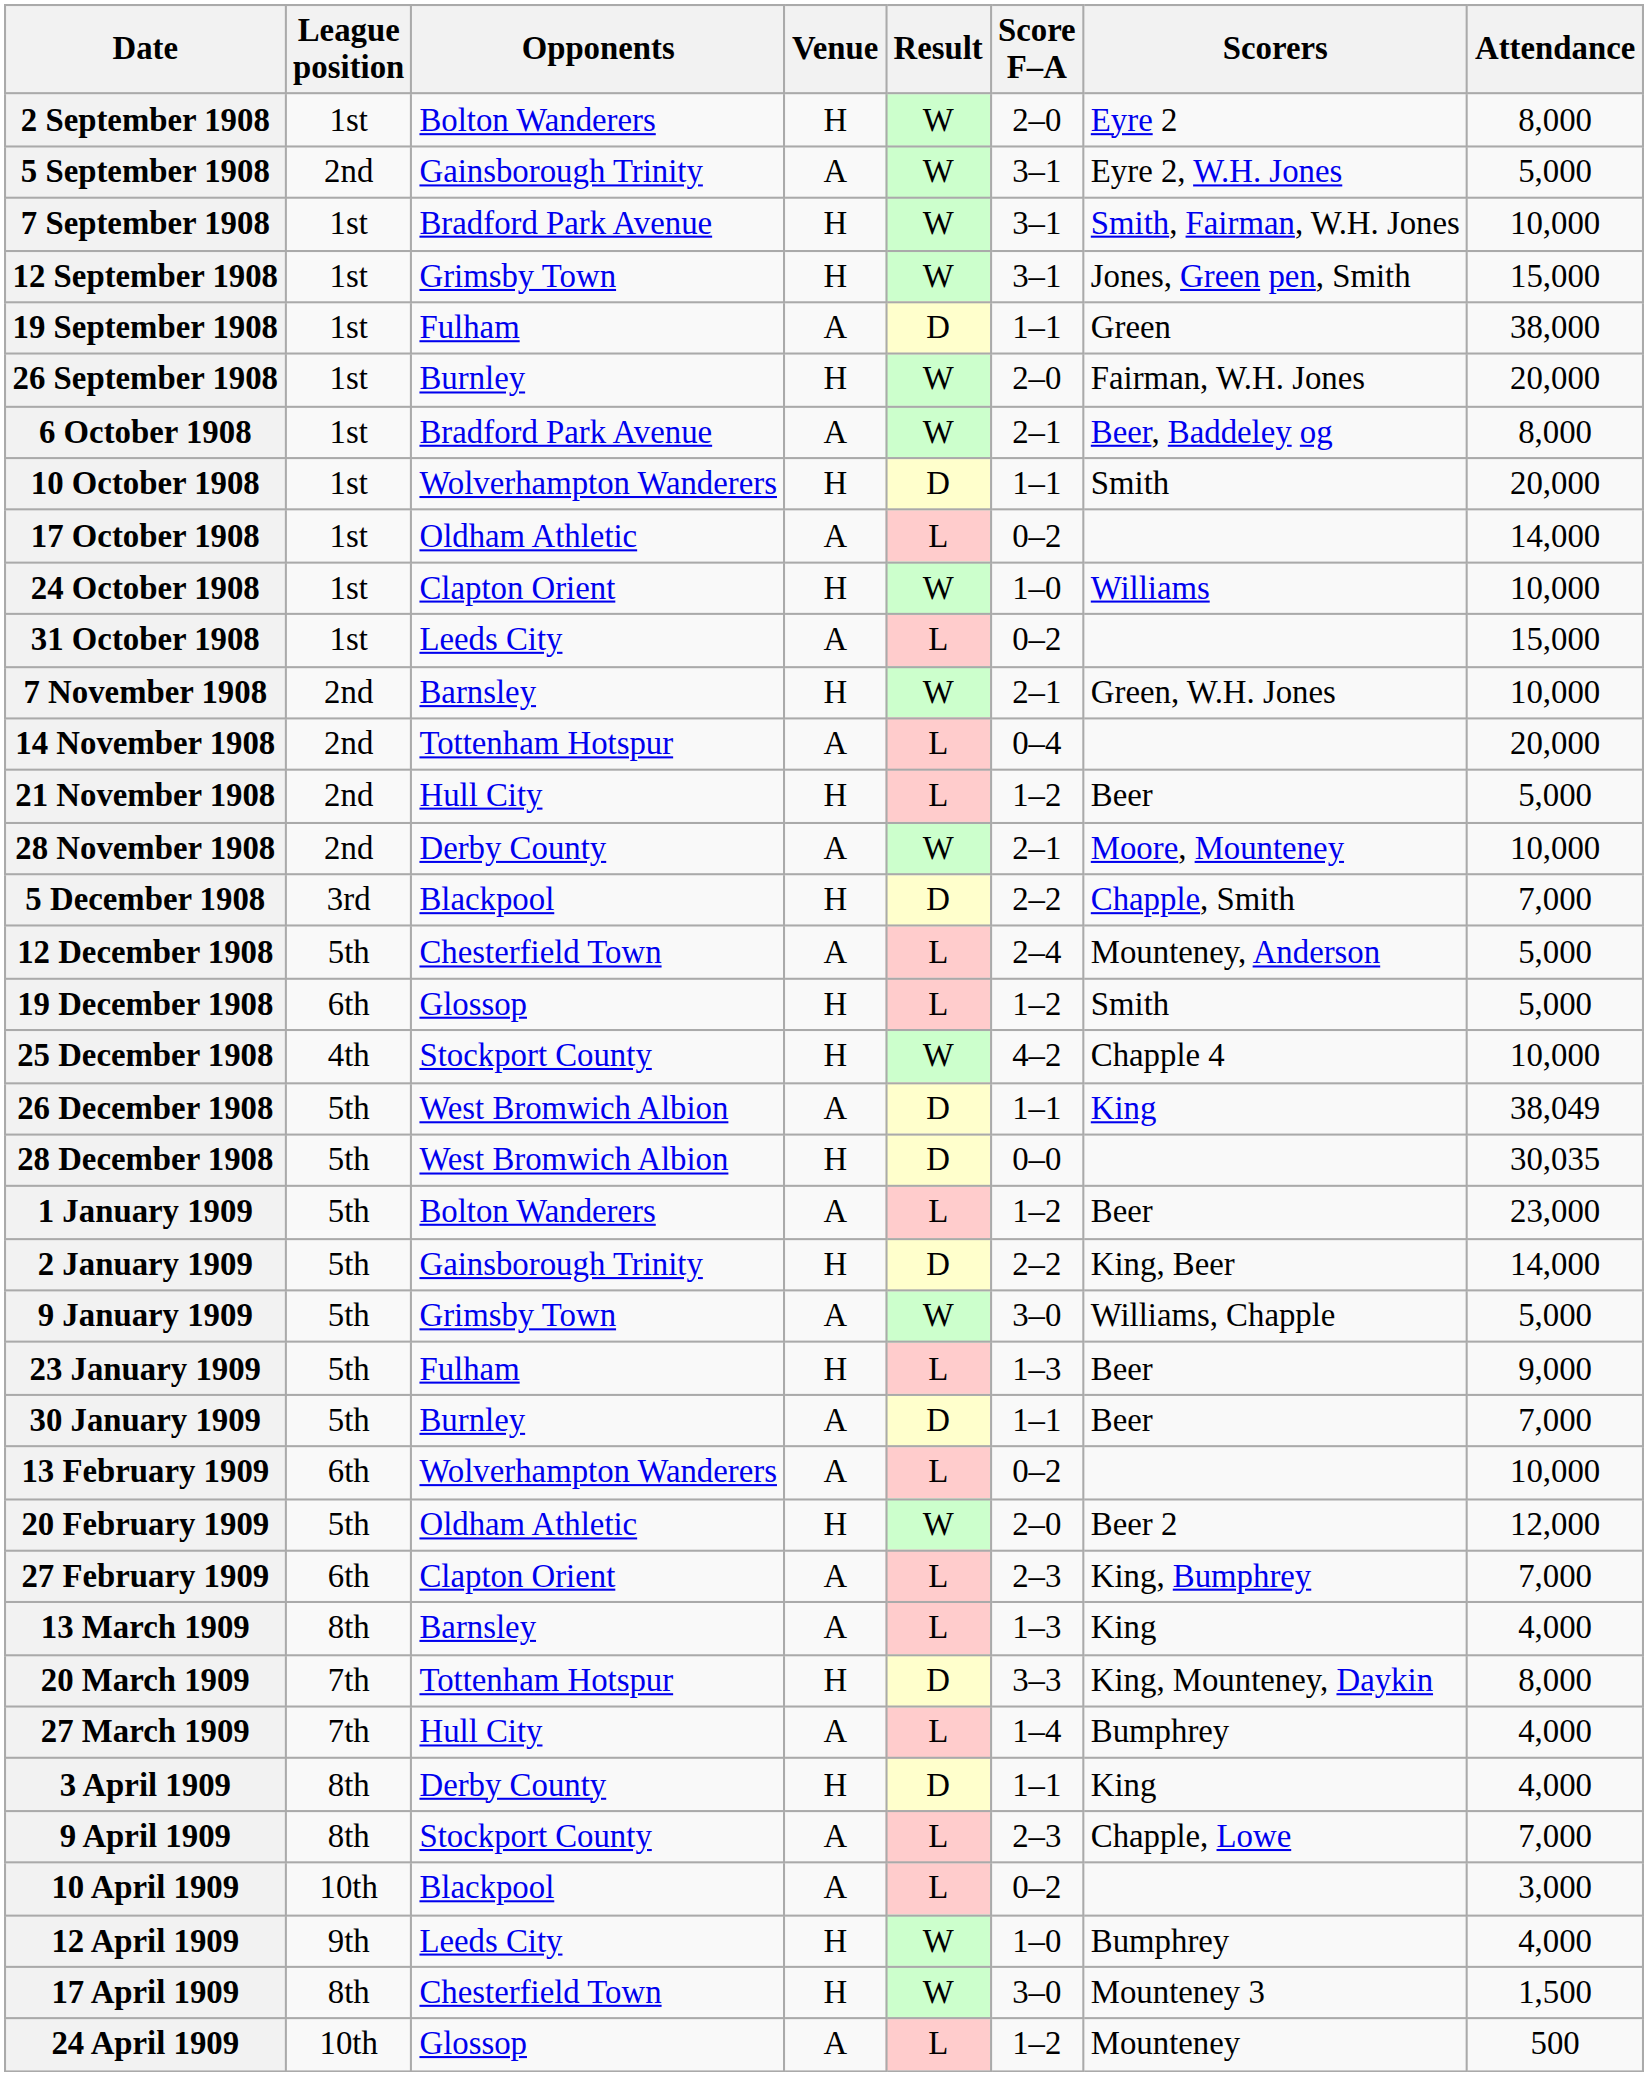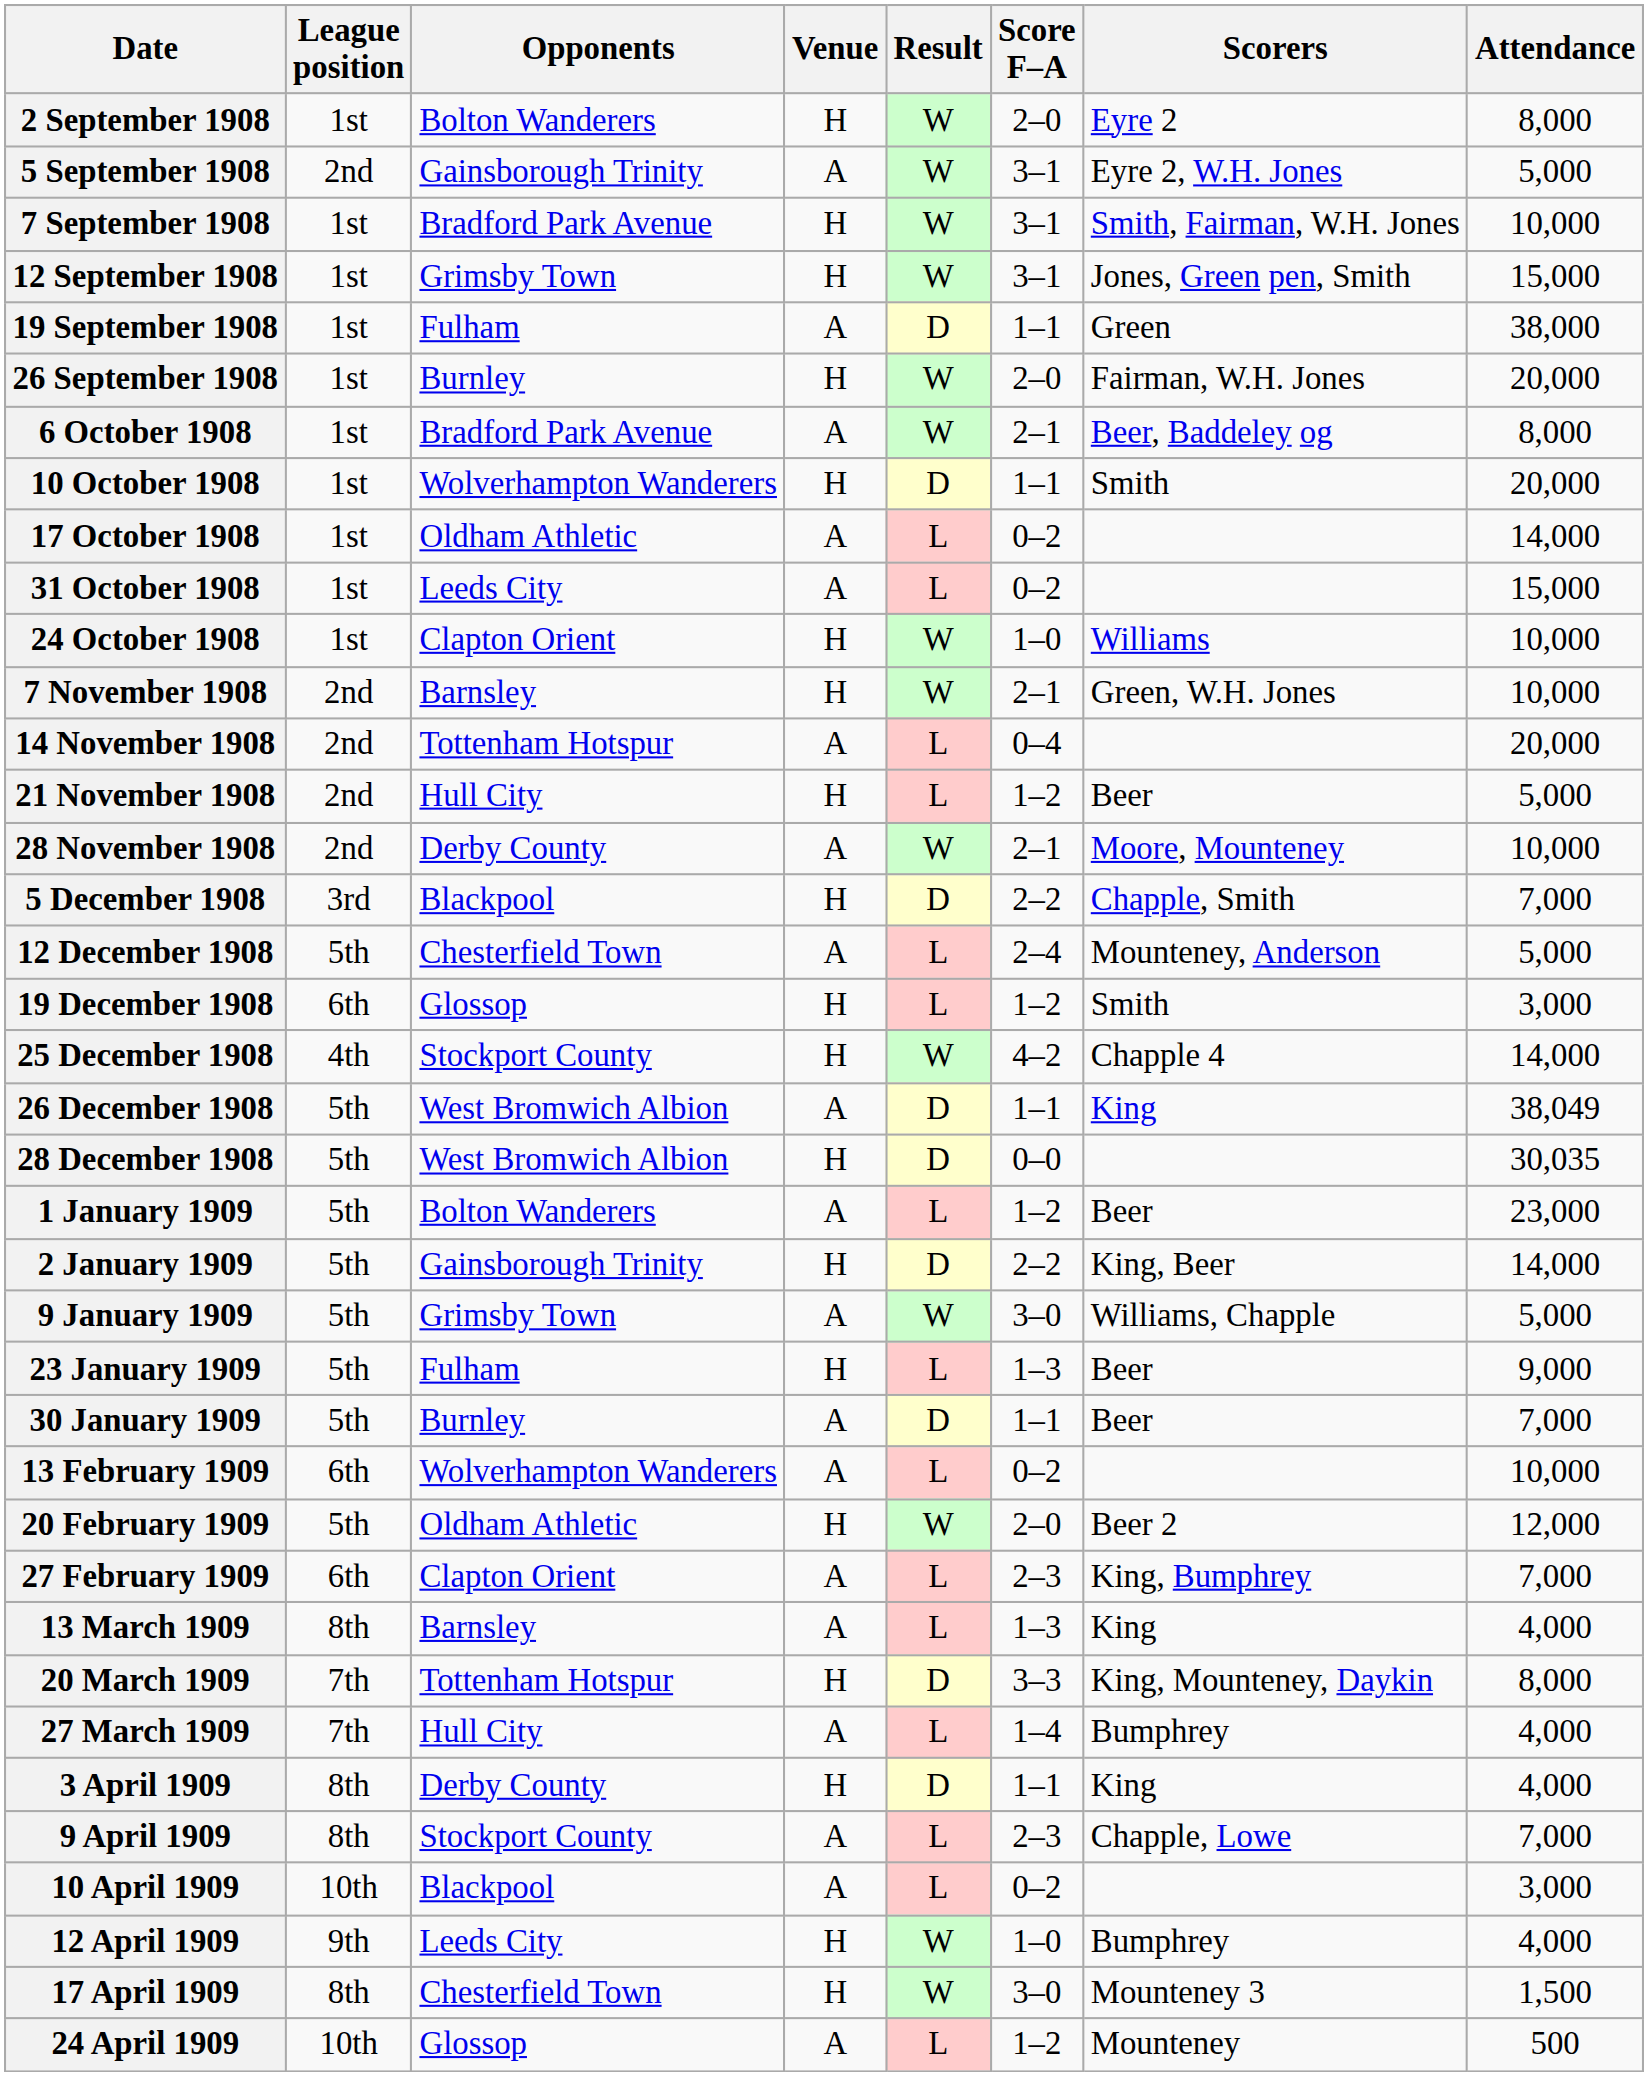rows swapped: (145, 587) <-> (145, 639)
(1555, 1003) 5,000 -> (1555, 1003) 3,000
(1555, 1055) 10,000 -> (1555, 1055) 14,000
